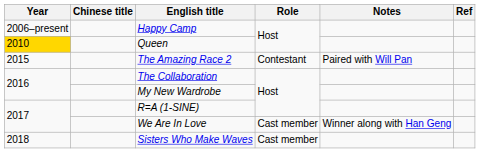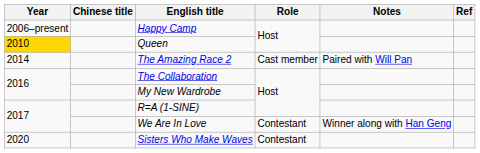(18, 60) 2015 -> (18, 60) 2014
(282, 60) Contestant -> (288, 60) Cast member
(288, 124) Cast member -> (282, 124) Contestant
(18, 140) 2018 -> (18, 140) 2020
(288, 140) Cast member -> (282, 140) Contestant
